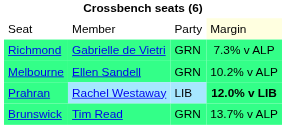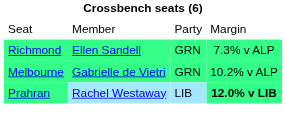(228, 29) lightyellow background -> (228, 29) no background
(119, 50) Gabrielle de Vietri -> (107, 50) Ellen Sandell
(107, 71) Ellen Sandell -> (119, 71) Gabrielle de Vietri
- row: (35, 114)
